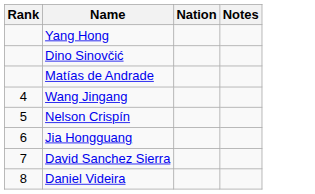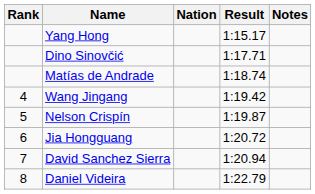+ column: (244, 14)
